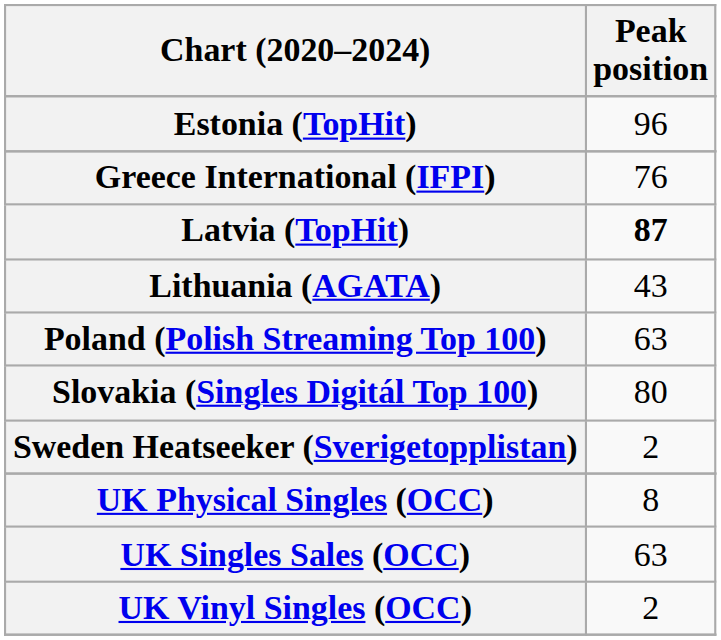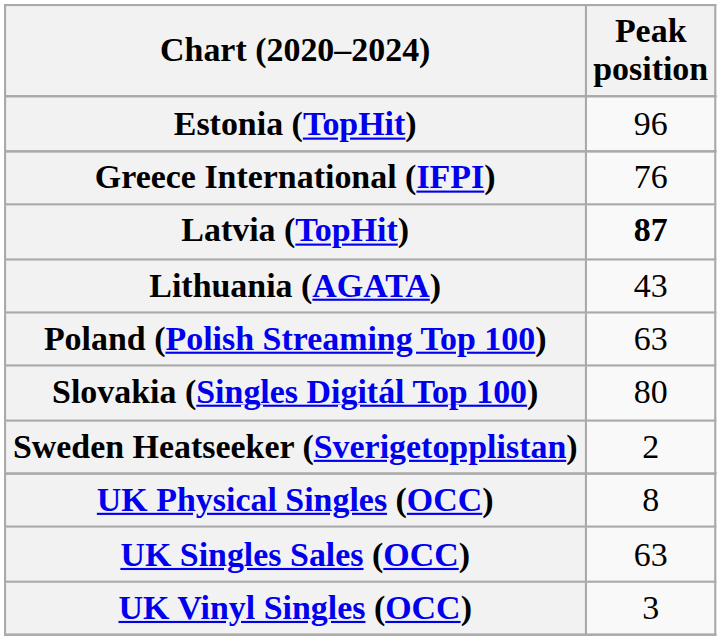(651, 607) 2 -> (651, 607) 3
